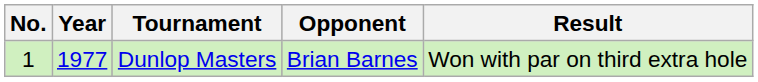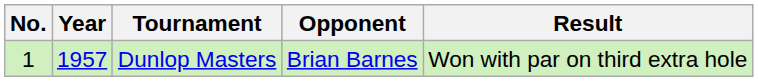(82, 59) 1977 -> (82, 59) 1957
